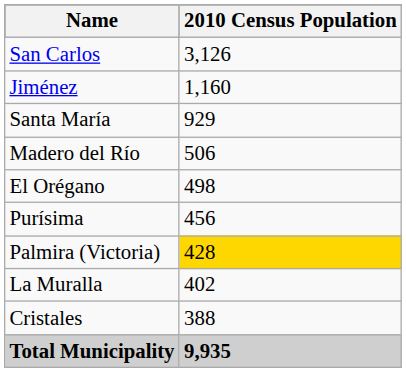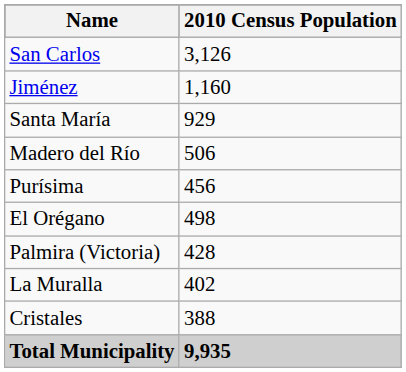rows swapped: (57, 185) <-> (46, 218)
(200, 251) gold background -> (200, 251) no background
